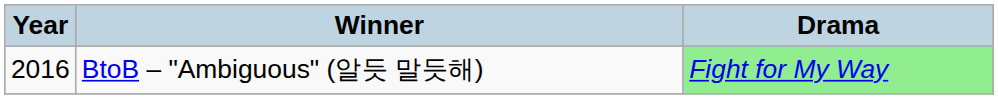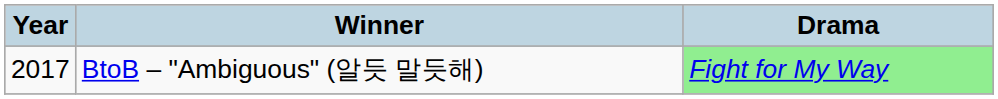(40, 69) 2016 -> (40, 69) 2017
